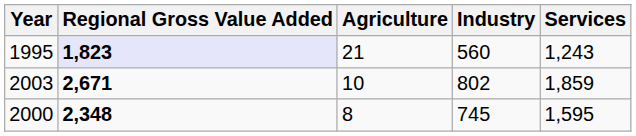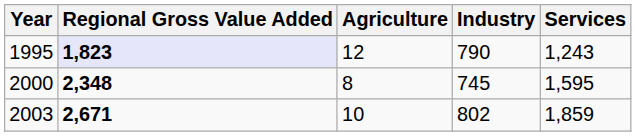(353, 51) 21 -> (353, 51) 12
(474, 51) 560 -> (474, 51) 790
rows swapped: (31, 114) <-> (31, 83)
